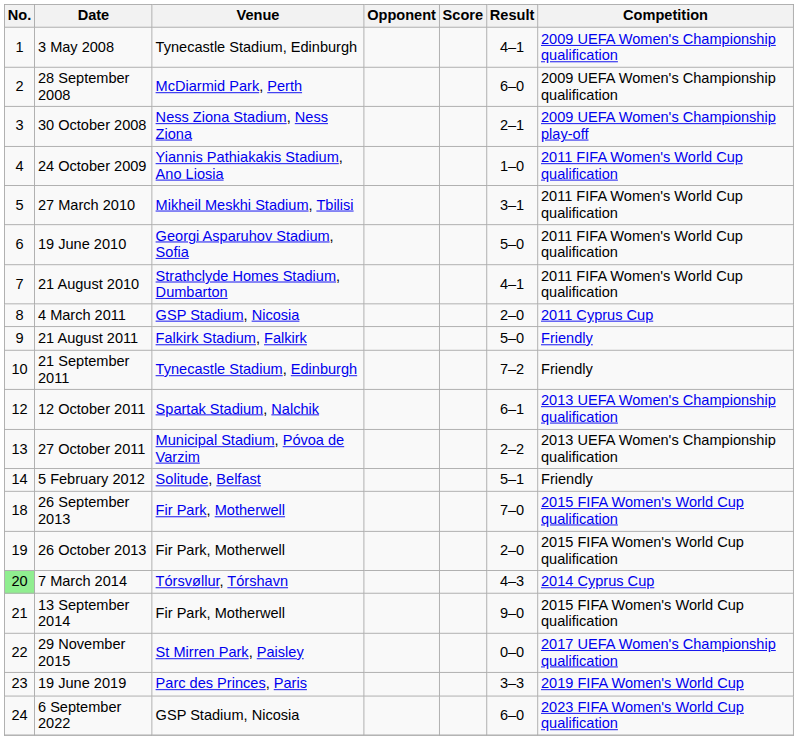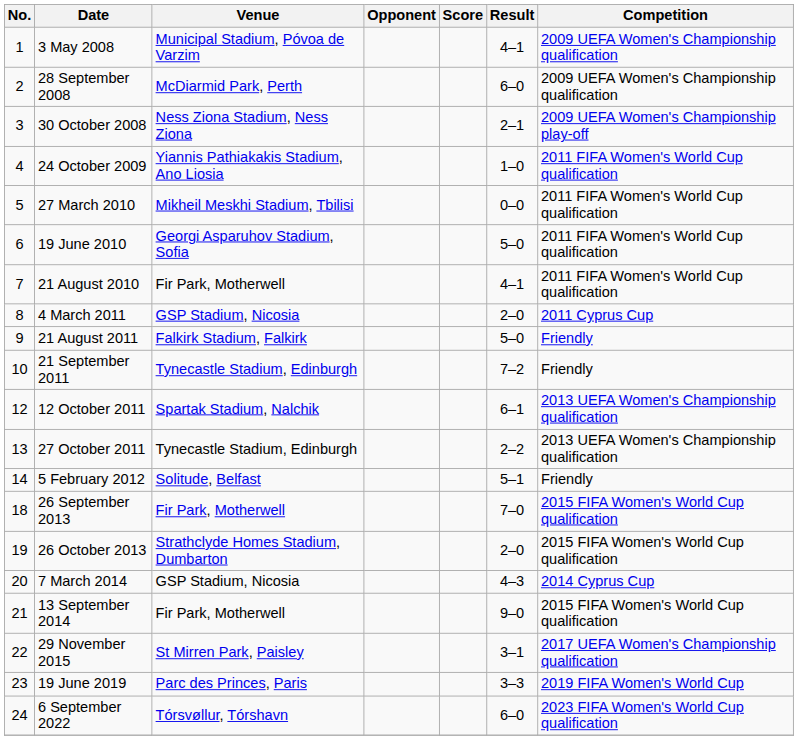(256, 47) Tynecastle Stadium, Edinburgh -> (250, 47) Municipal Stadium, Póvoa de Varzim
(512, 205) 3–1 -> (512, 205) 0–0
(248, 284) Strathclyde Homes Stadium, Dumbarton -> (220, 284) Fir Park, Motherwell
(250, 448) Municipal Stadium, Póvoa de Varzim -> (256, 448) Tynecastle Stadium, Edinburgh
(220, 550) Fir Park, Motherwell -> (248, 550) Strathclyde Homes Stadium, Dumbarton
(20, 582) lightgreen background -> (20, 582) no background
(222, 582) Tórsvøllur, Tórshavn -> (228, 582) GSP Stadium, Nicosia
(512, 652) 0–0 -> (512, 652) 3–1
(228, 715) GSP Stadium, Nicosia -> (222, 715) Tórsvøllur, Tórshavn
